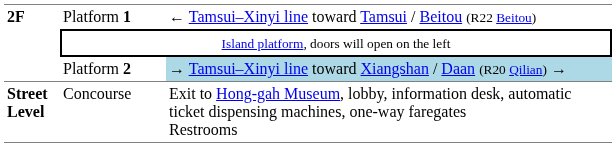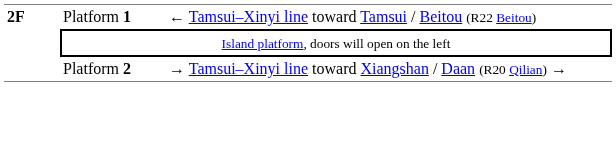(368, 68) lightblue background -> (368, 68) no background
- row: (97, 94)
